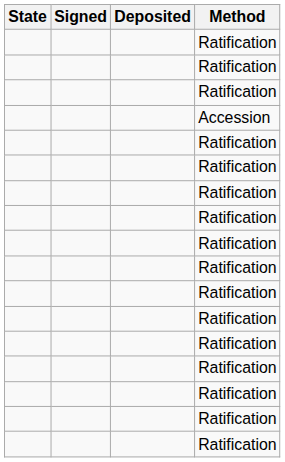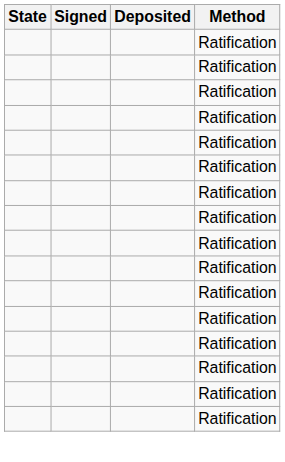- row: (28, 118)
